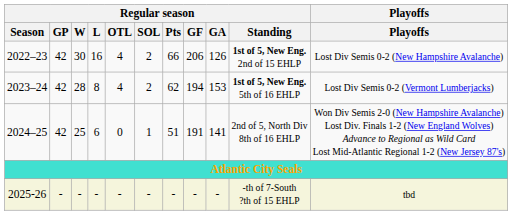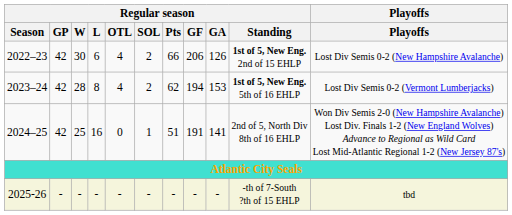(97, 56) 16 -> (97, 56) 6
(97, 132) 6 -> (97, 132) 16
